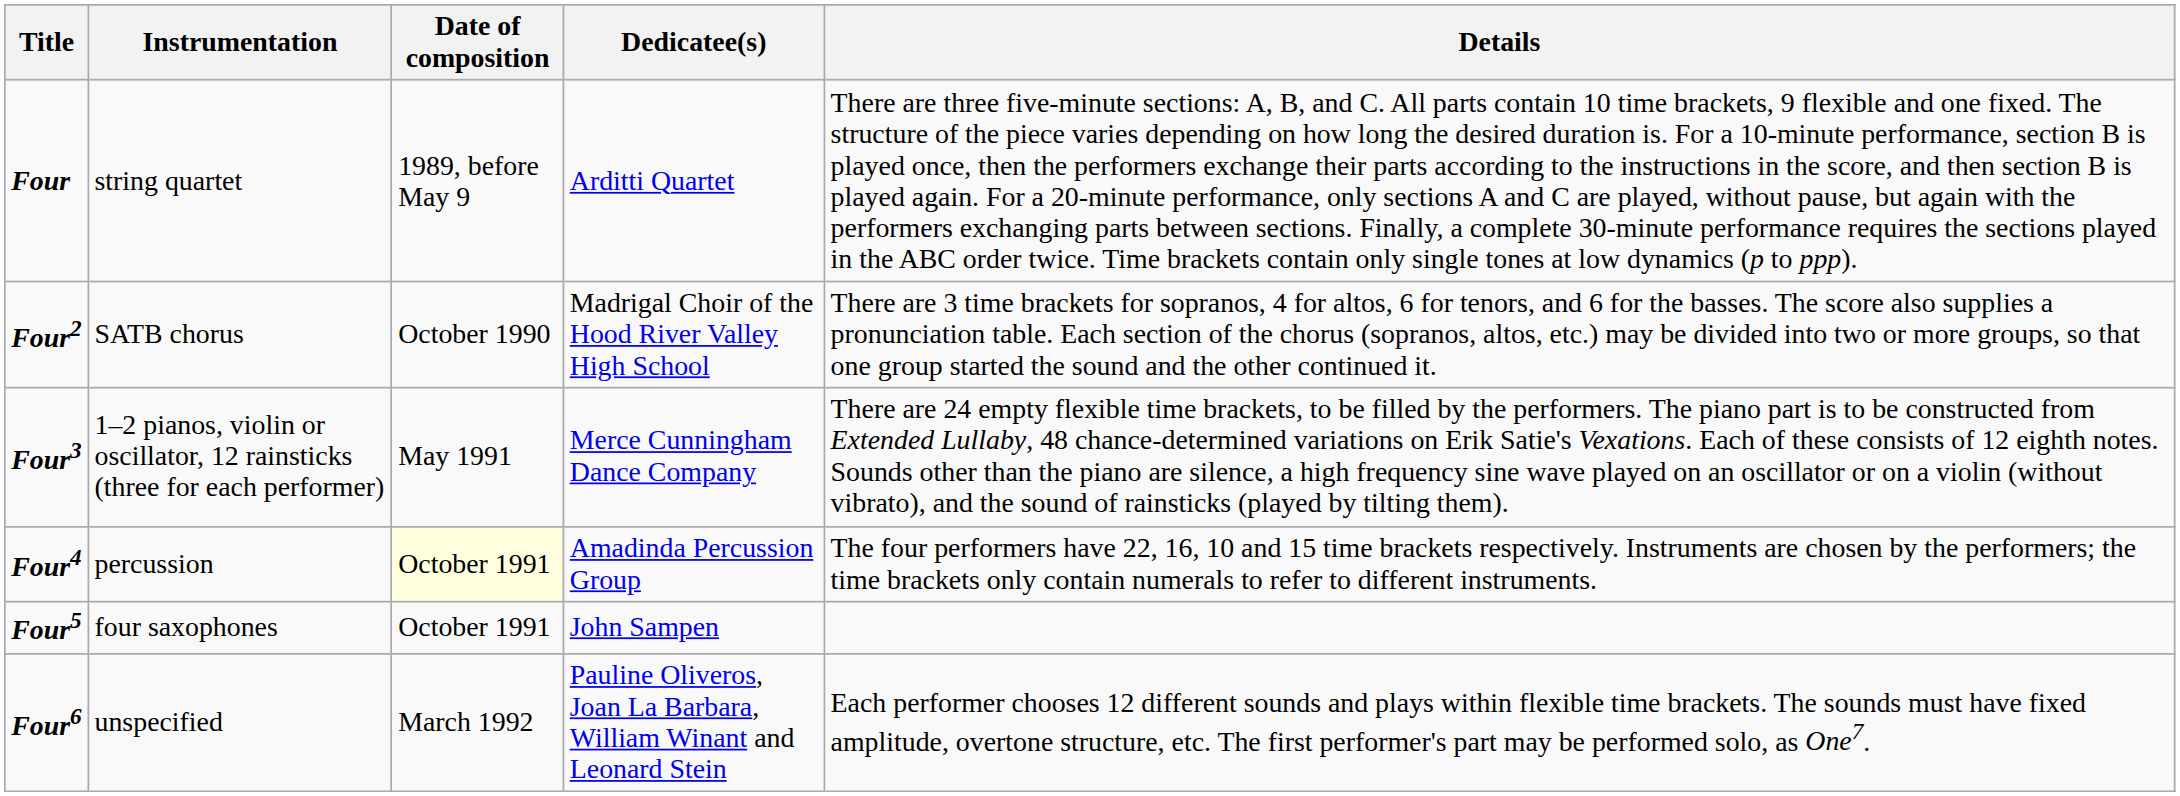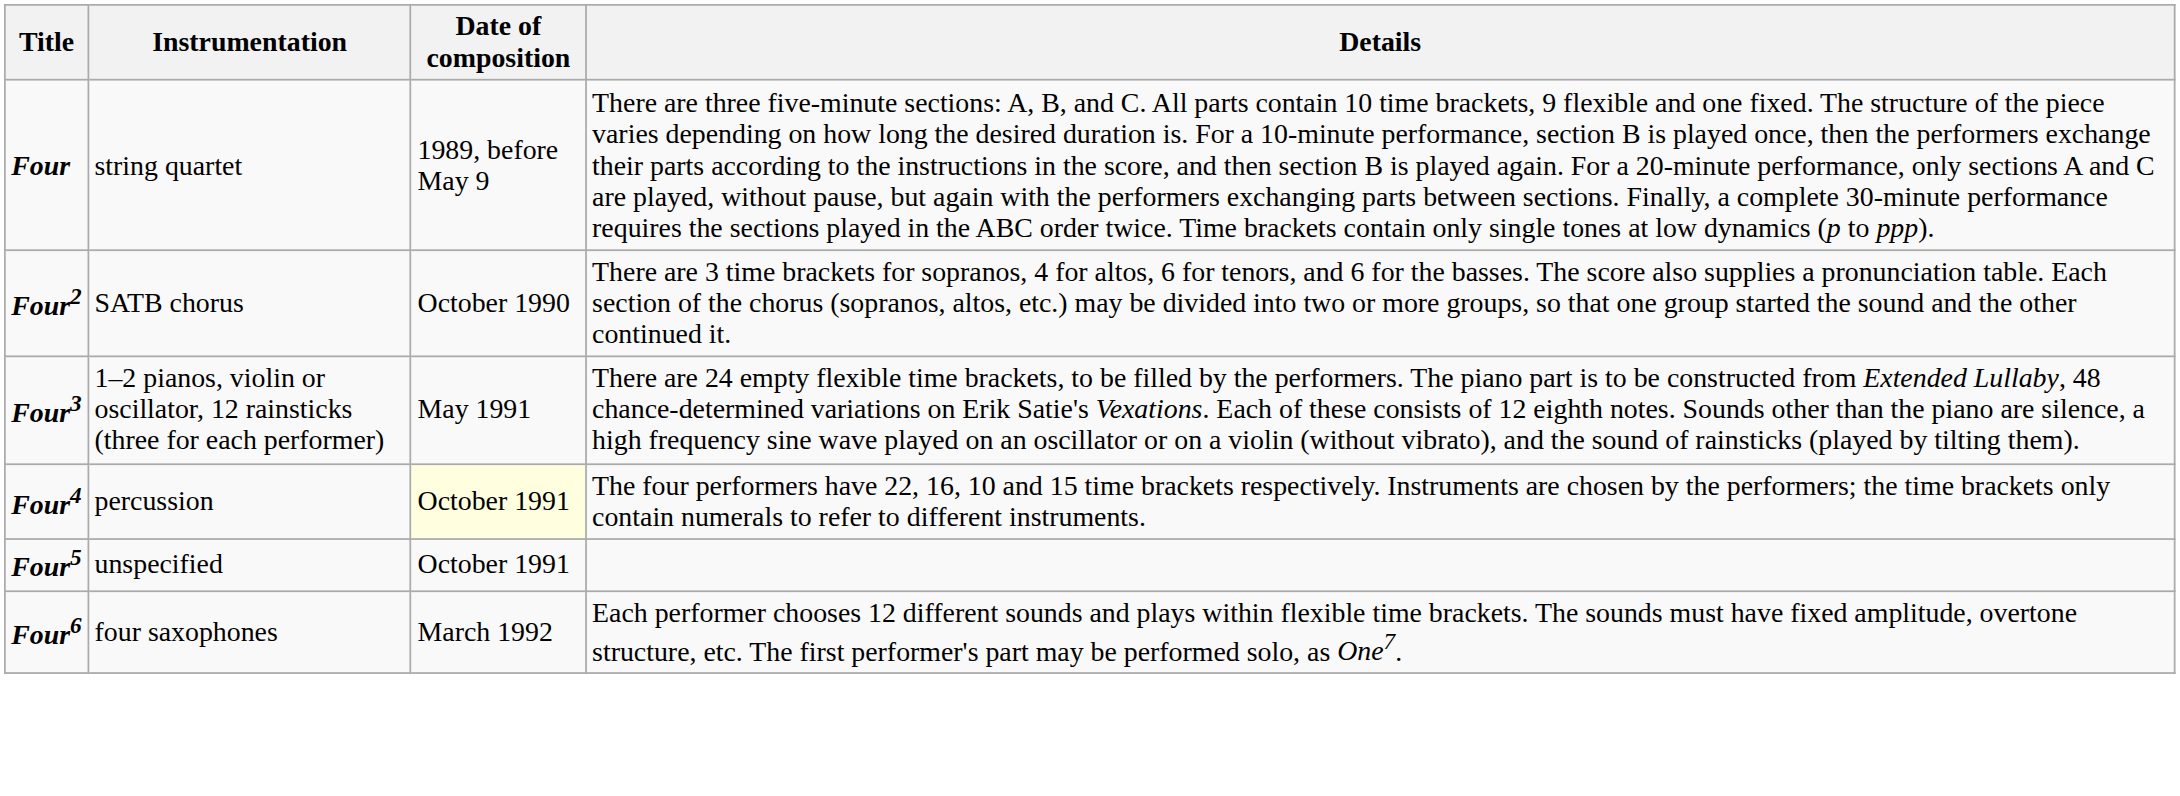- column: (694, 42)
(186, 626) four saxophones -> (159, 564) unspecified
(159, 721) unspecified -> (186, 631) four saxophones
